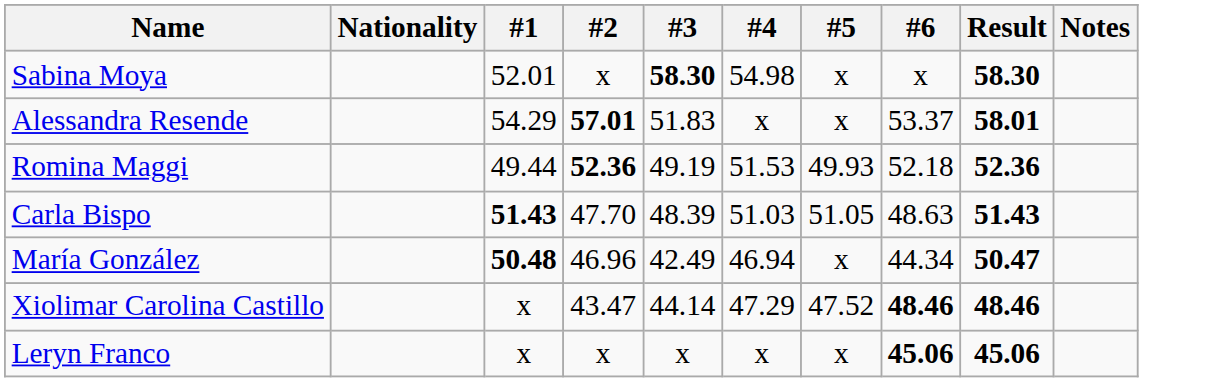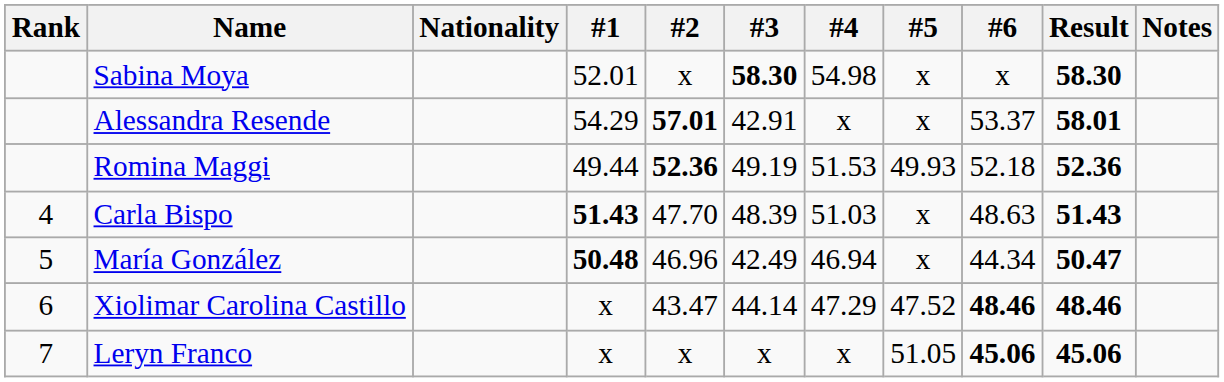+ column: (46, 27)
(683, 120) 51.83 -> (764, 120) 42.91
(841, 213) 51.05 -> (923, 213) x
(841, 352) x -> (923, 352) 51.05
